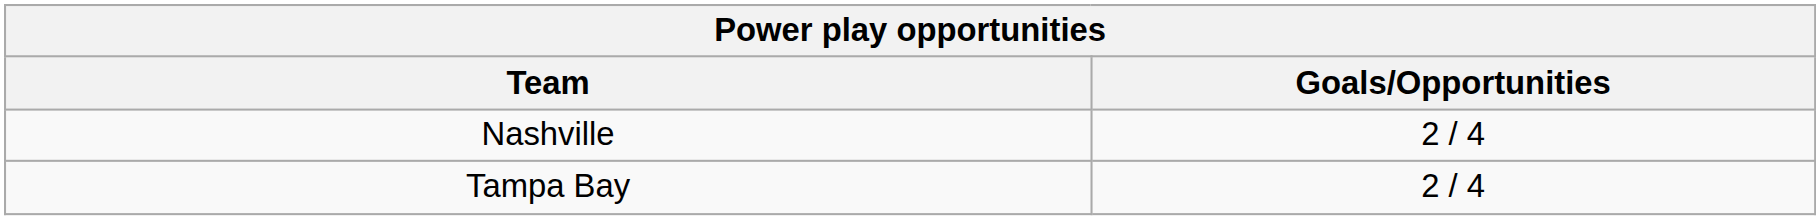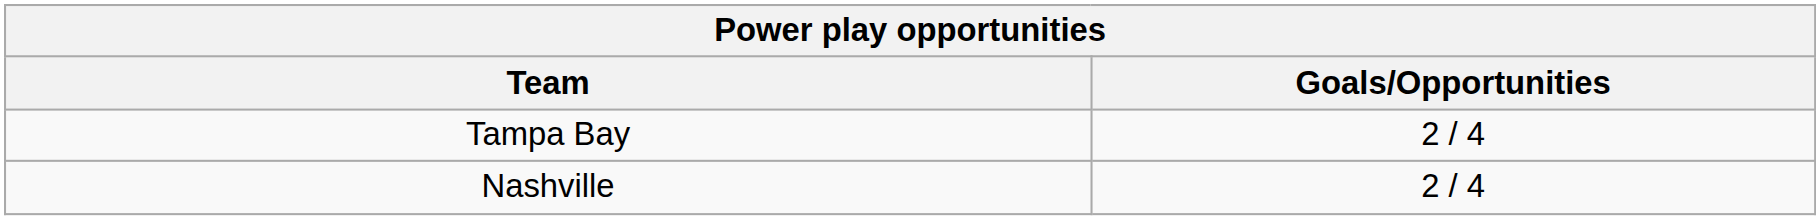rows swapped: (548, 186) <-> (548, 134)
